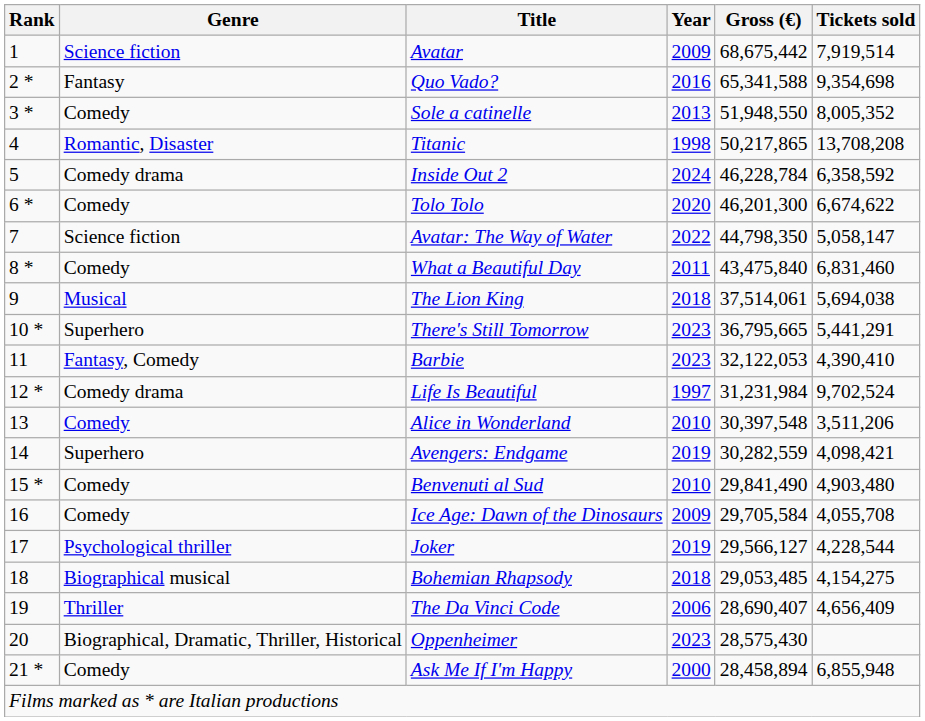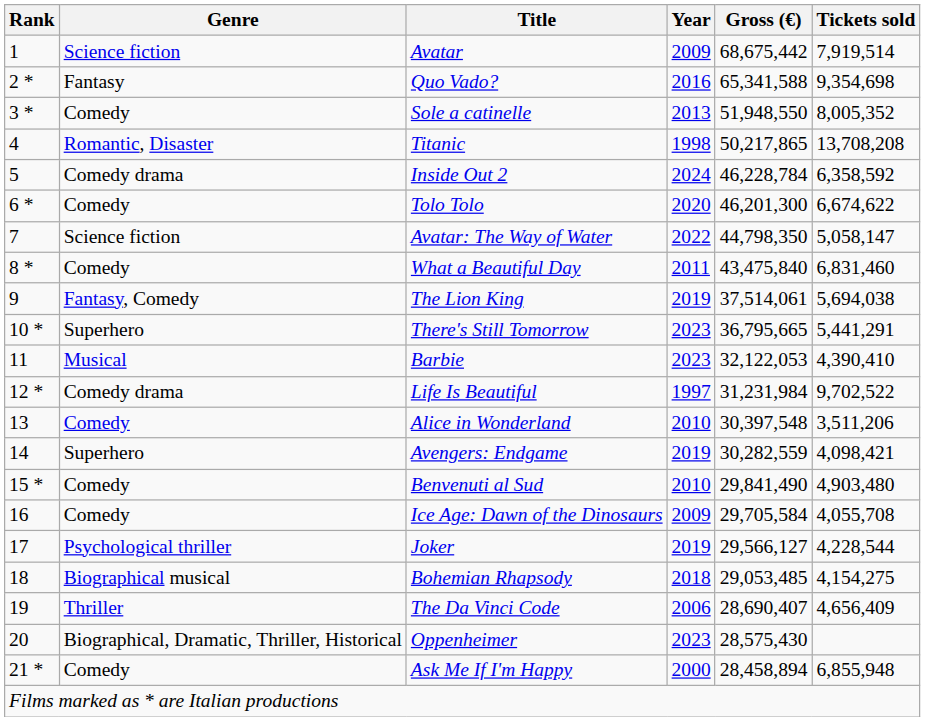(95, 298) Musical -> (131, 298) Fantasy, Comedy
(691, 298) 2018 -> (691, 298) 2019
(131, 360) Fantasy, Comedy -> (95, 360) Musical
(856, 391) 9,702,524 -> (856, 391) 9,702,522
